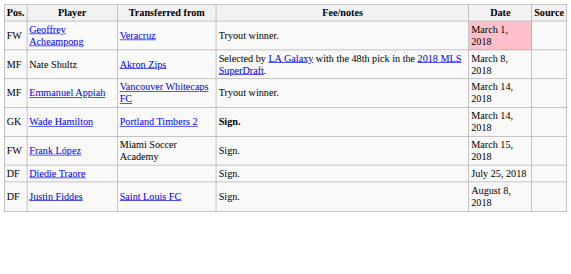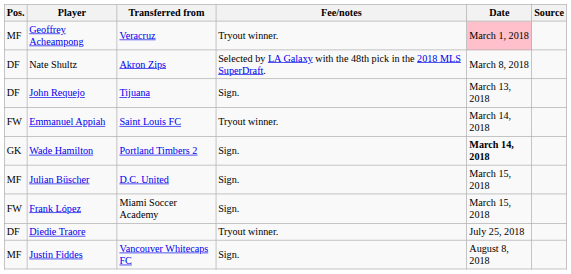(14, 35) FW -> (14, 35) MF
(14, 64) MF -> (13, 64) DF
+ row: (57, 93)
(14, 93) MF -> (14, 122) FW
(164, 93) Vancouver Whitecaps FC -> (150, 122) Saint Louis FC
(230, 122) bold -> (229, 151) normal
(492, 122) normal -> (492, 151) bold
+ row: (59, 180)
(229, 174) Sign. -> (248, 231) Tryout winner.
(13, 196) DF -> (14, 254) MF
(150, 196) Saint Louis FC -> (164, 254) Vancouver Whitecaps FC
